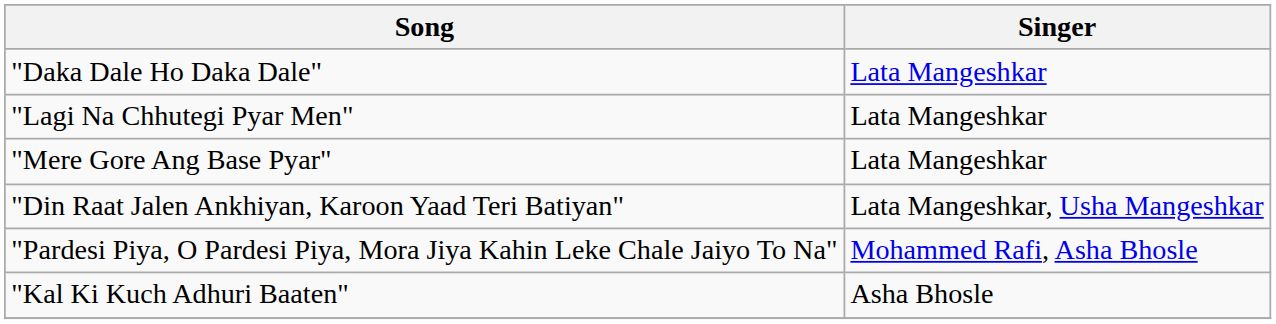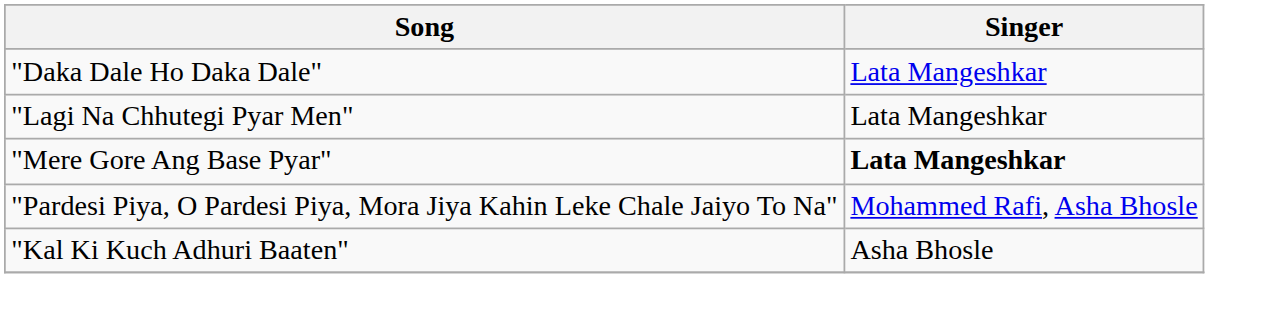(949, 160) normal -> (958, 160) bold
- row: (318, 205)
